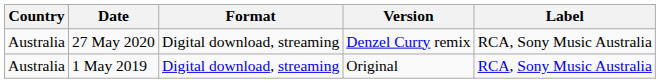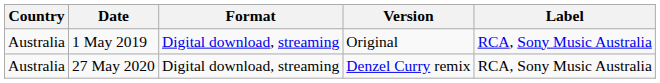rows swapped: (110, 66) <-> (113, 41)
